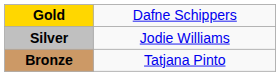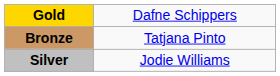rows swapped: (49, 37) <-> (49, 60)
